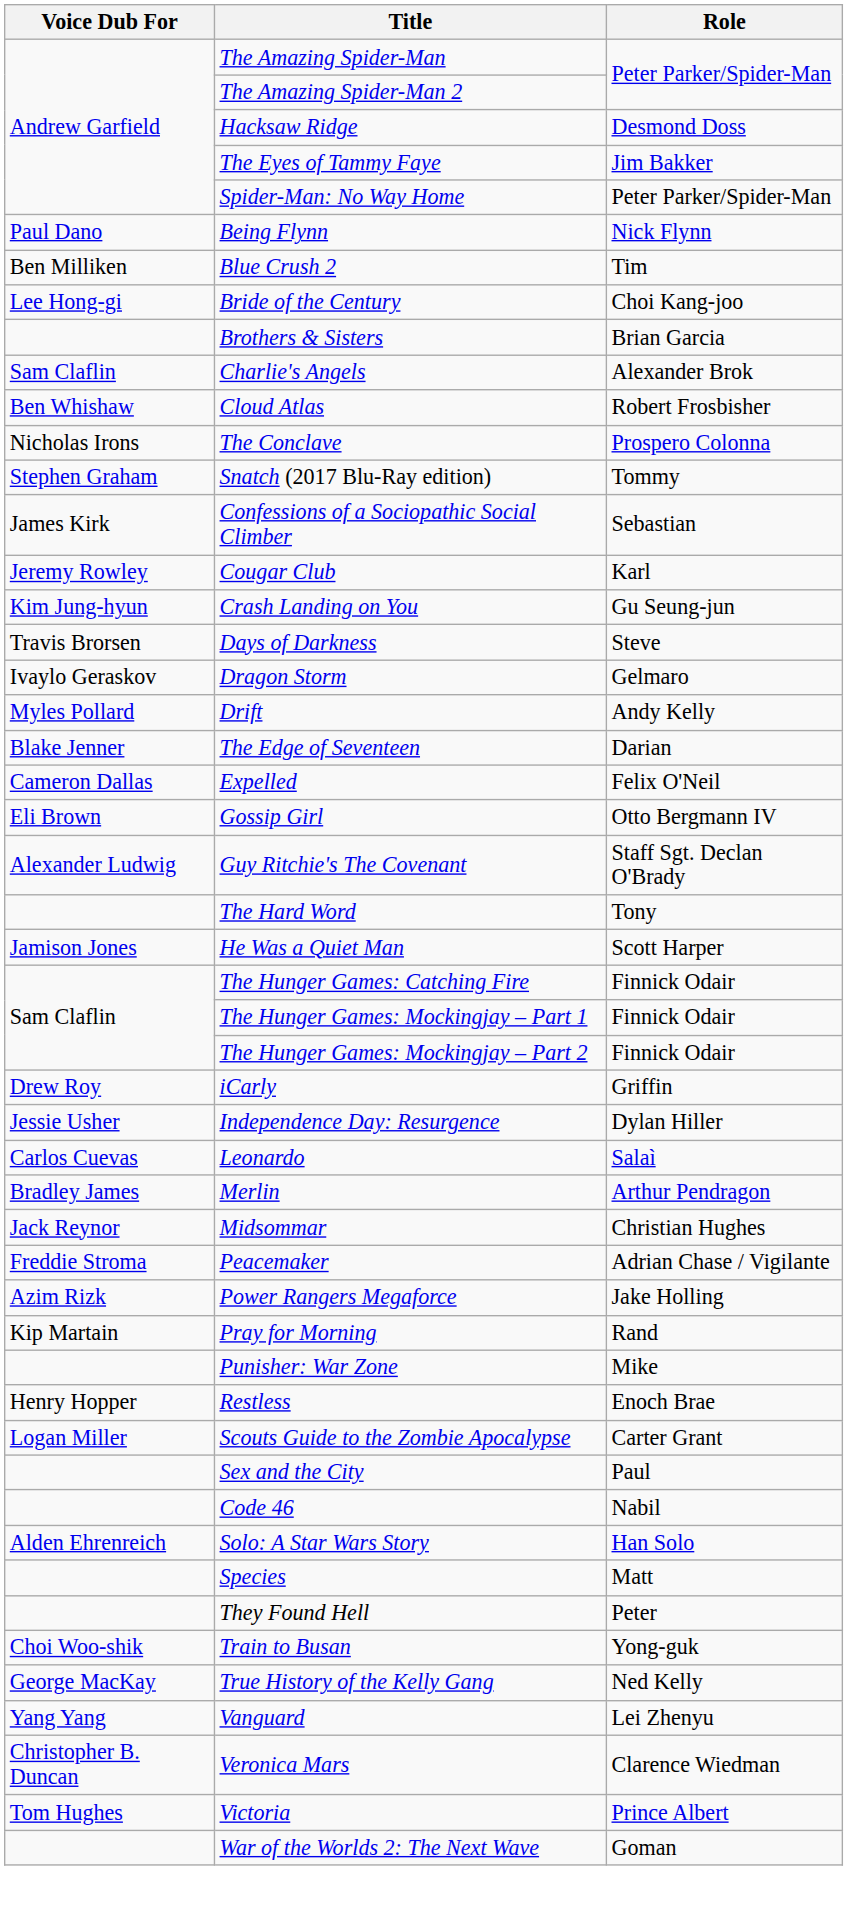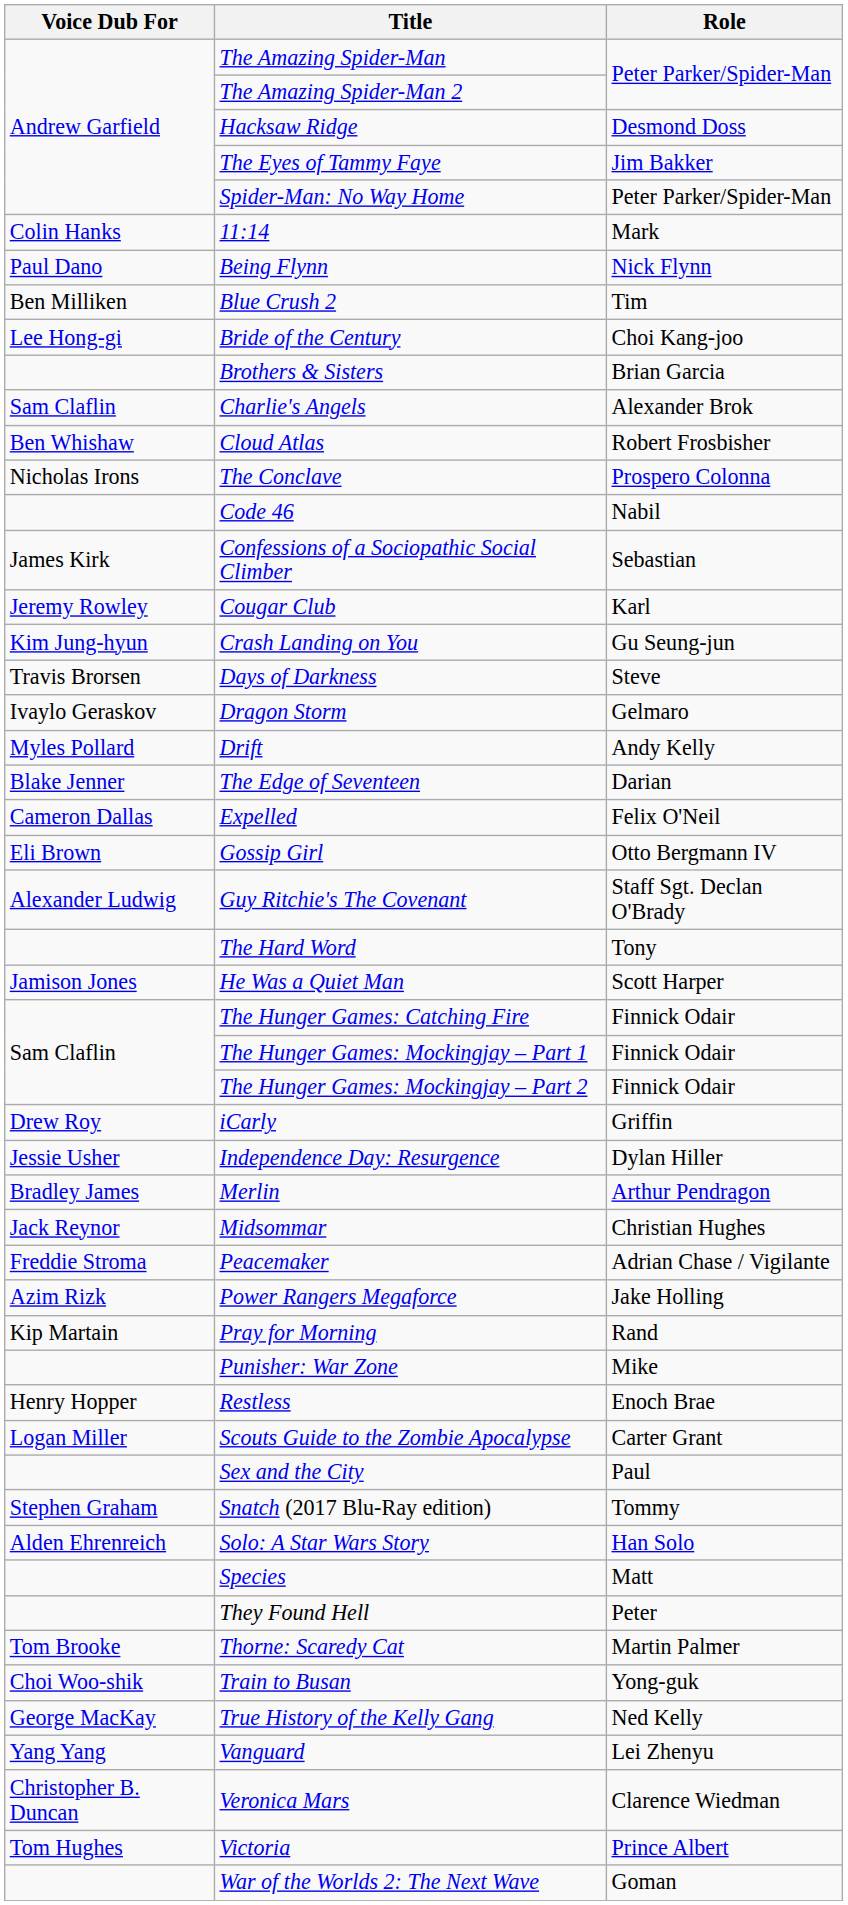+ row: (244, 232)
rows swapped: (257, 1507) <-> (355, 477)
- row: (262, 1157)
+ row: (312, 1647)
